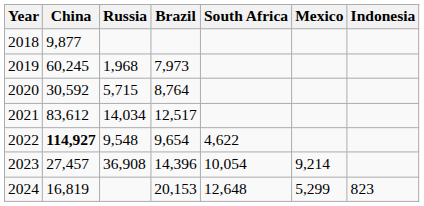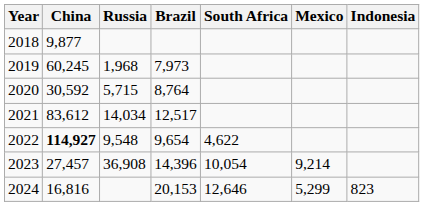(68, 189) 16,819 -> (68, 189) 16,816
(225, 189) 12,648 -> (225, 189) 12,646
